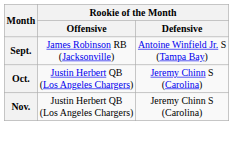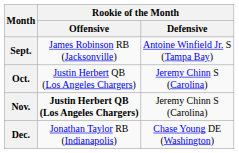(87, 107) normal -> (89, 107) bold
+ row: (21, 135)
